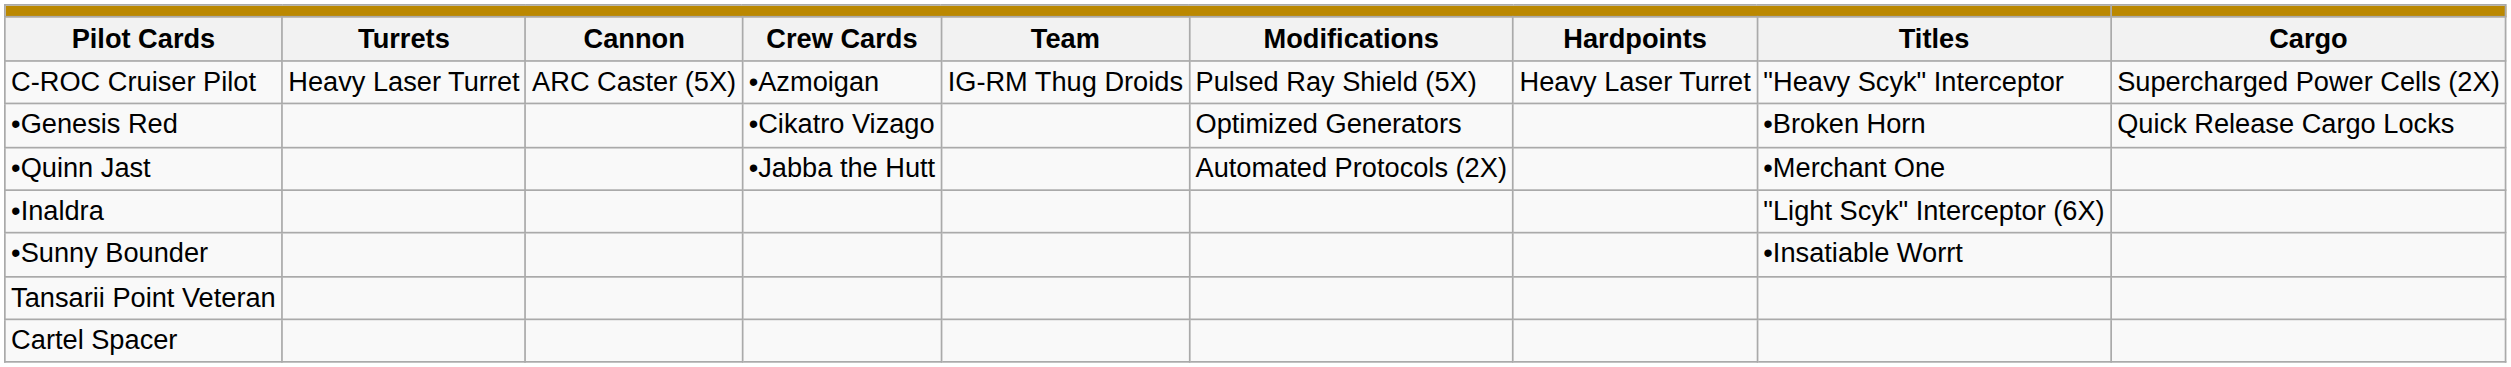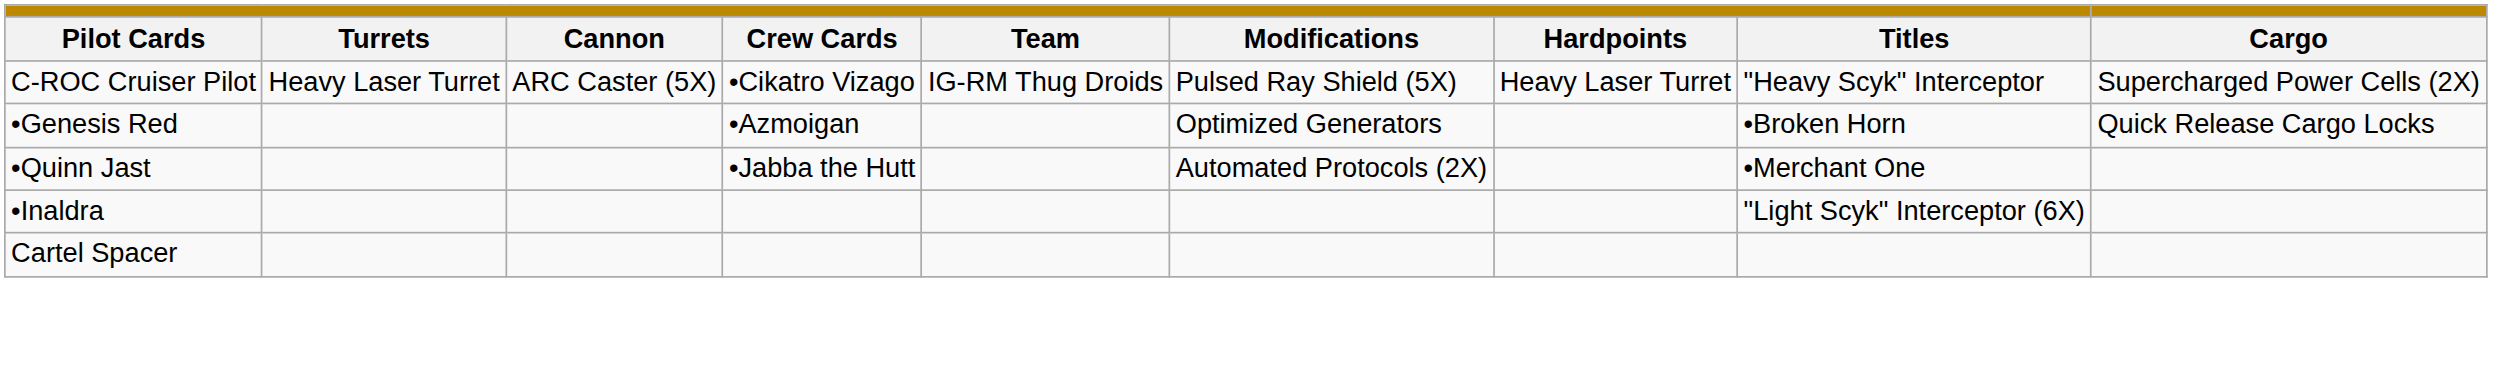(814, 81) •Azmoigan -> (822, 81) •Cikatro Vizago
(842, 124) •Cikatro Vizago -> (794, 124) •Azmoigan
- row: (110, 254)
- row: (143, 297)
